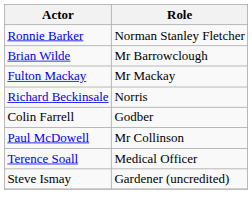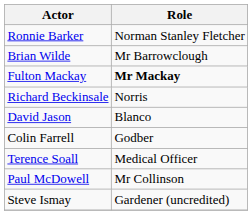(145, 76) normal -> (147, 76) bold
+ row: (39, 117)
rows swapped: (43, 158) <-> (48, 138)
